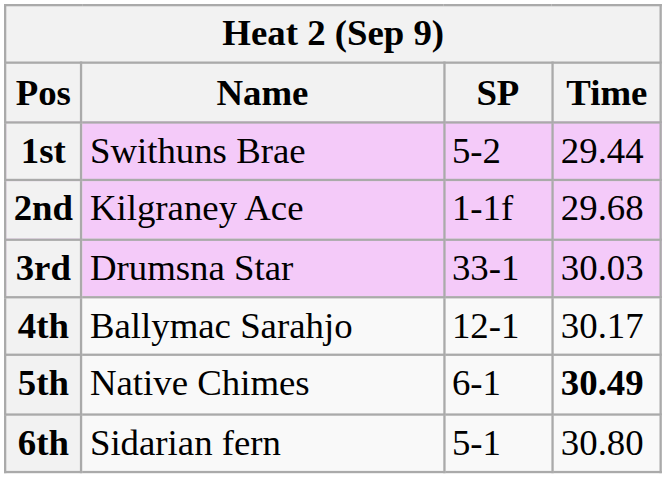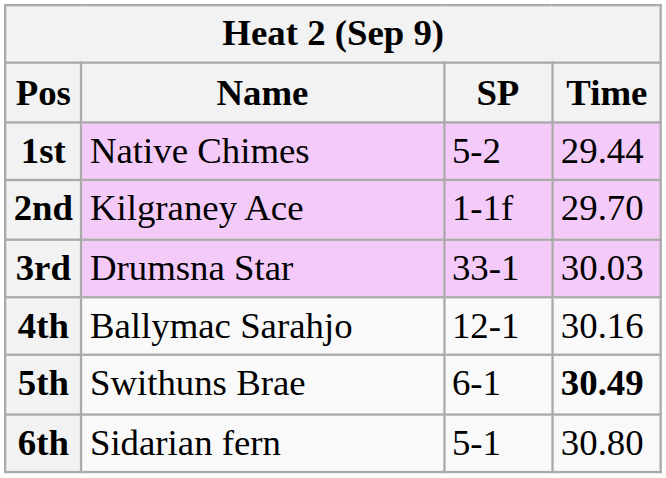(198, 150) Swithuns Brae -> (200, 150) Native Chimes
(602, 208) 29.68 -> (602, 208) 29.70
(602, 325) 30.17 -> (602, 325) 30.16
(200, 383) Native Chimes -> (198, 383) Swithuns Brae
